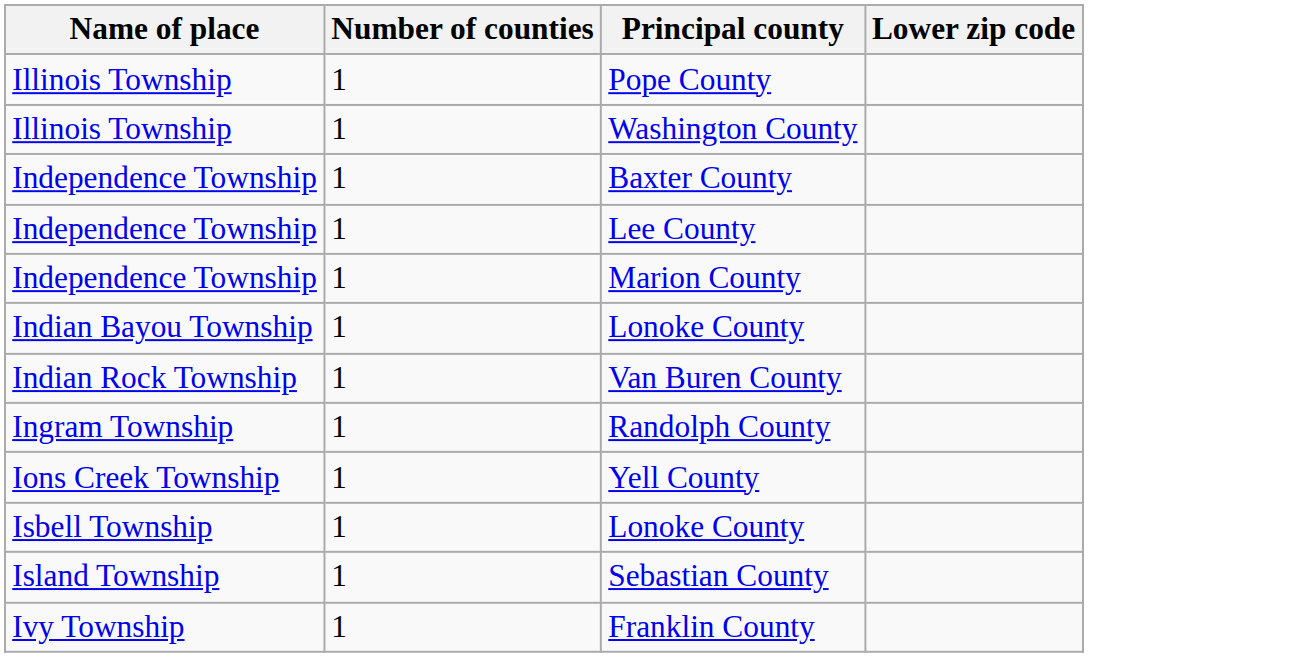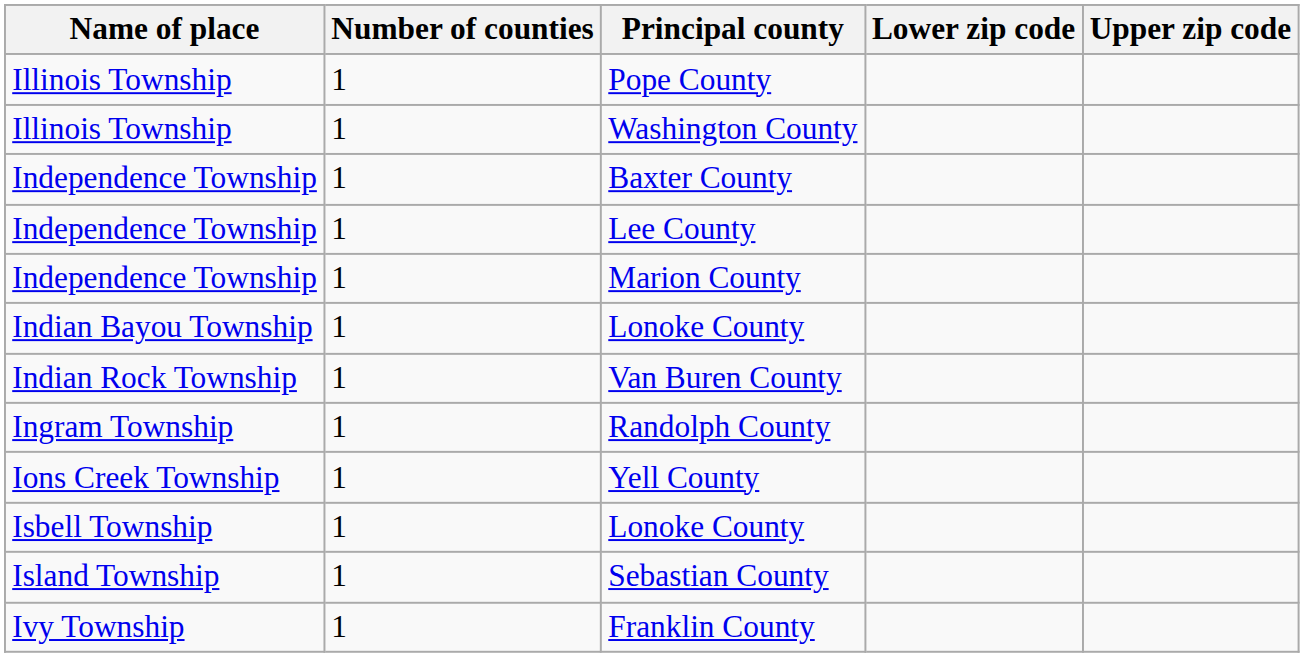+ column: (1190, 29)
